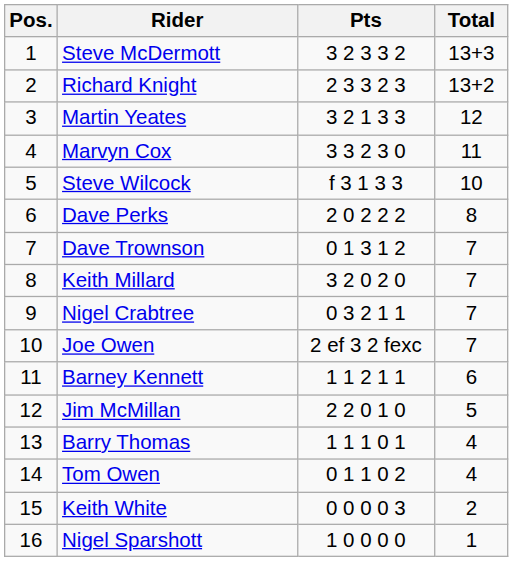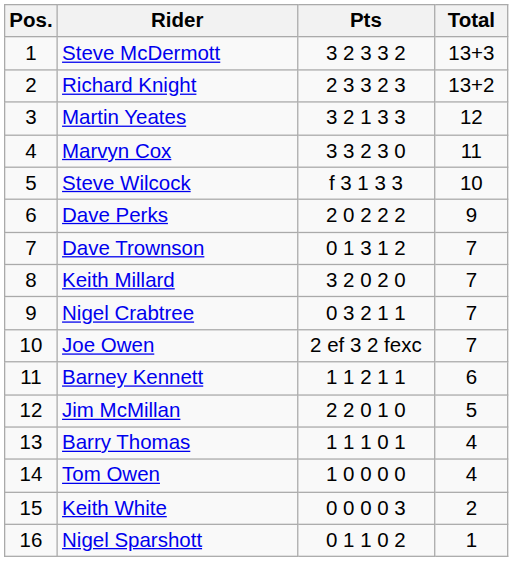(471, 215) 8 -> (471, 215) 9
(366, 475) 0 1 1 0 2 -> (366, 475) 1 0 0 0 0
(366, 540) 1 0 0 0 0 -> (366, 540) 0 1 1 0 2
